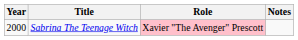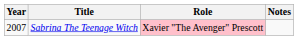(16, 27) 2000 -> (16, 27) 2007
